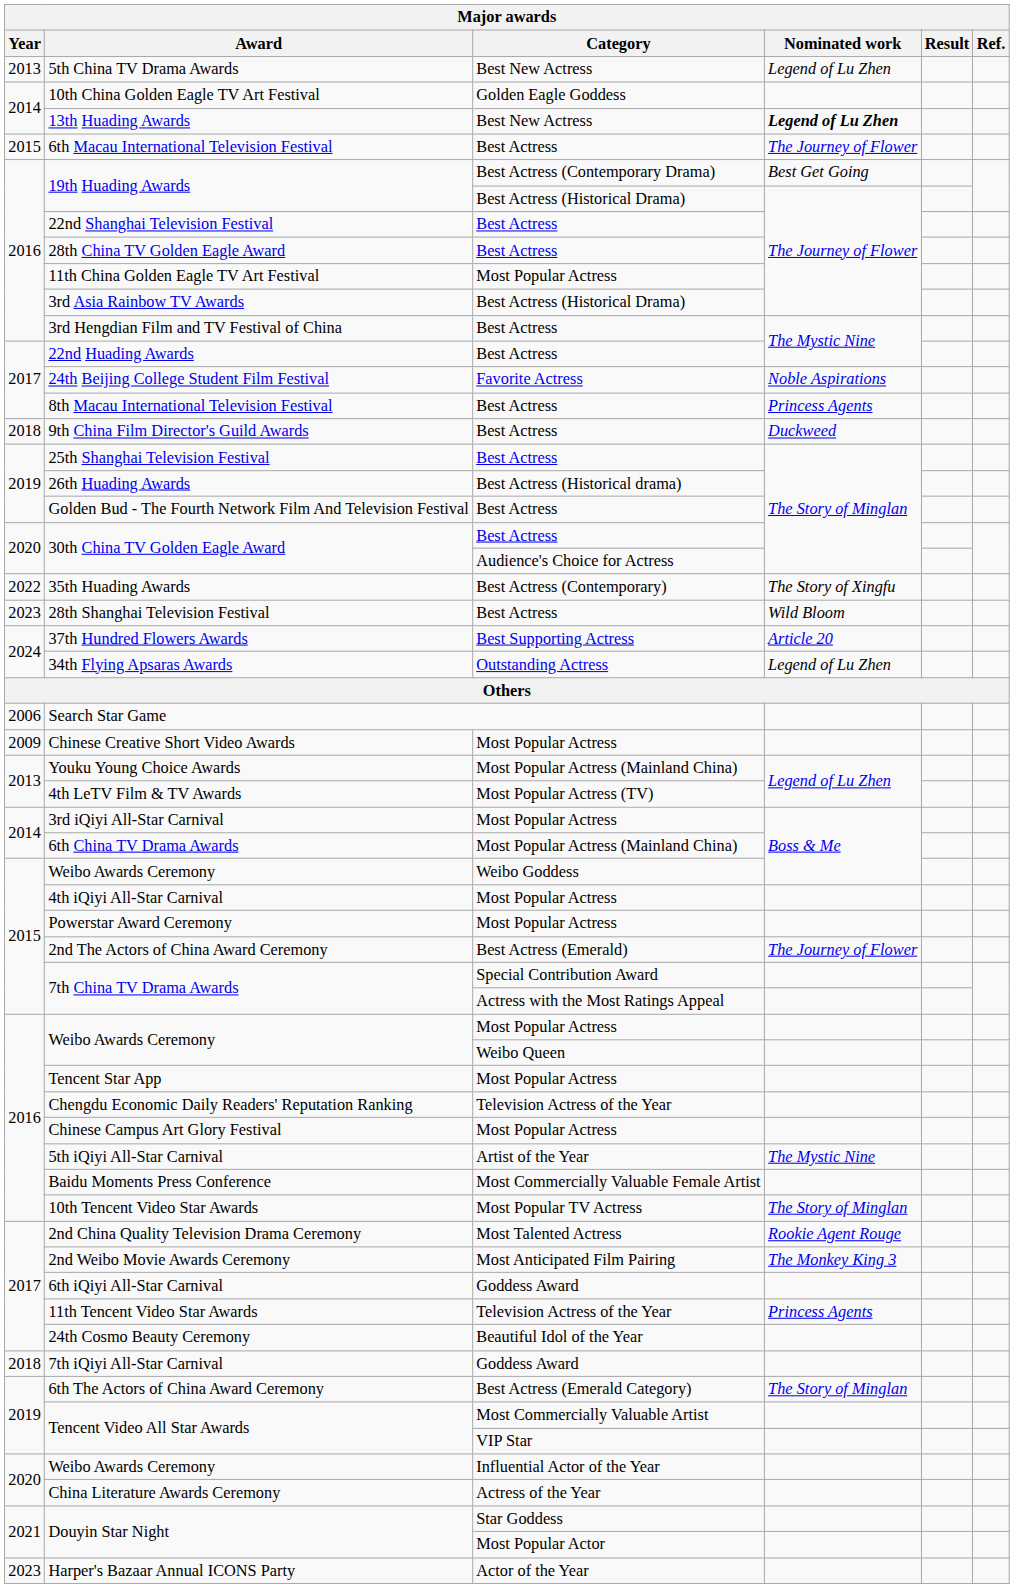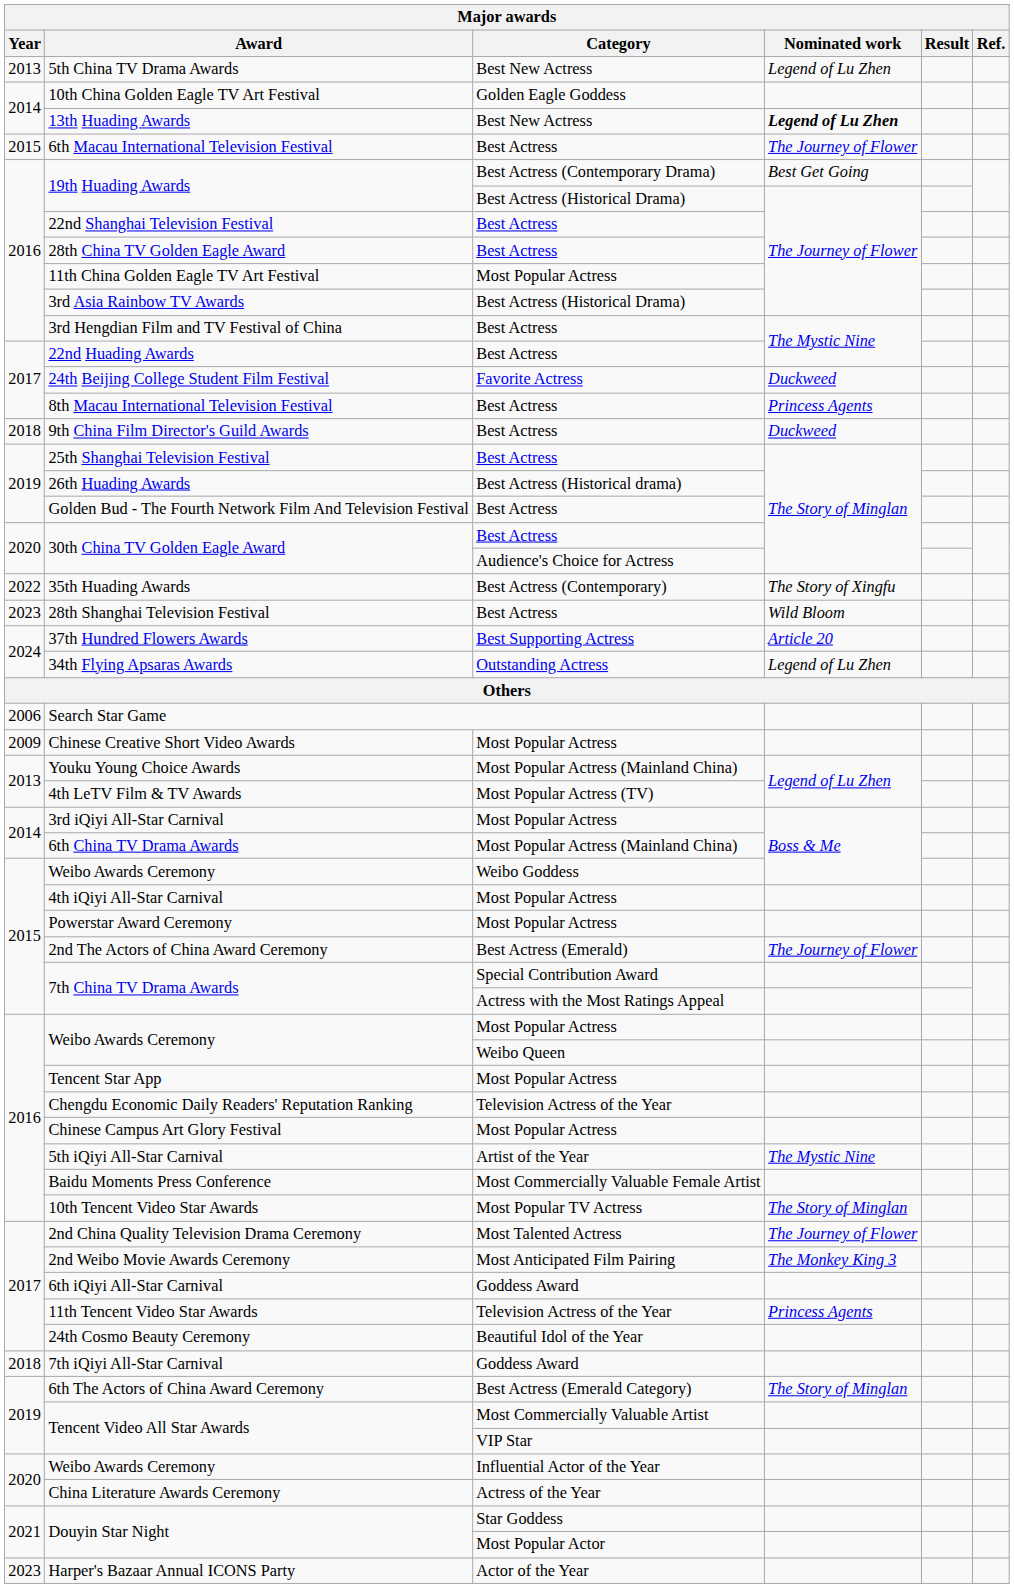(827, 379) Noble Aspirations -> (802, 379) Duckweed
(835, 1233) Rookie Agent Rouge -> (843, 1233) The Journey of Flower
